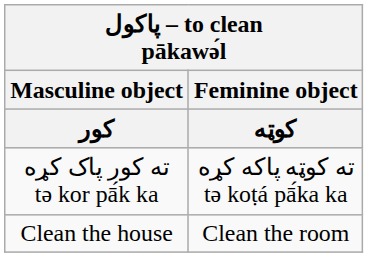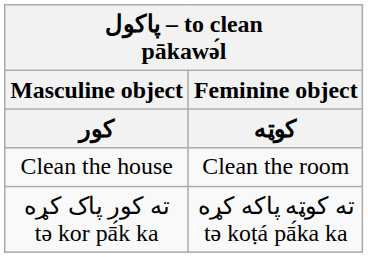rows swapped: (97, 181) <-> (97, 232)
